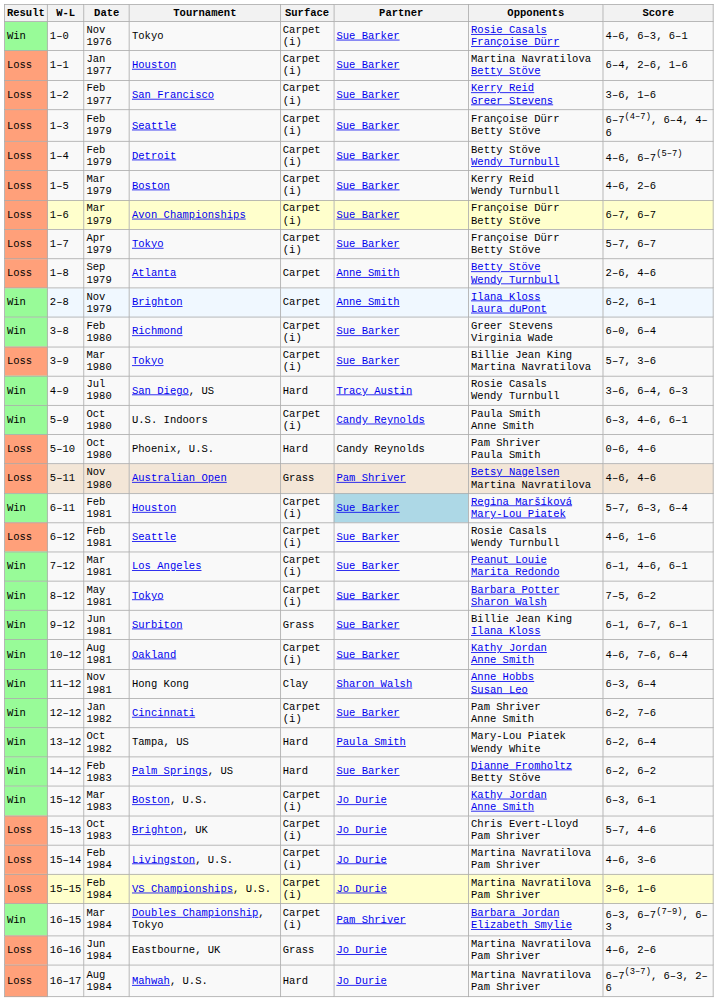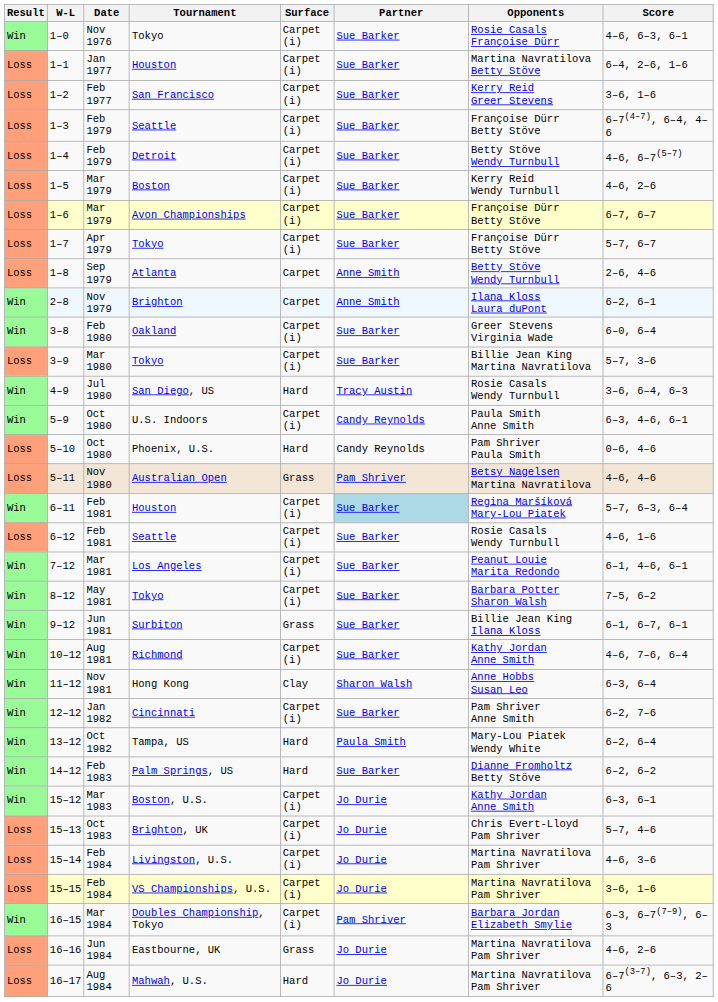(157, 332) Richmond -> (154, 332) Oakland
(154, 654) Oakland -> (157, 654) Richmond
